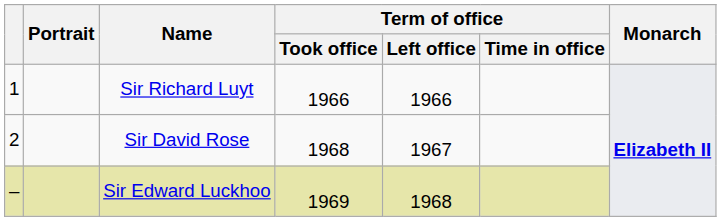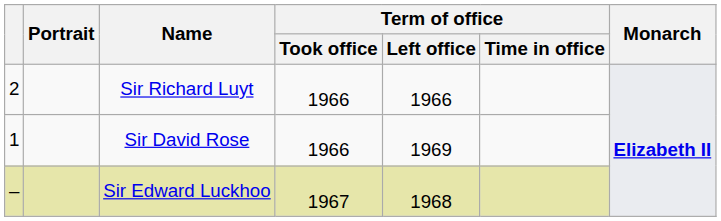(14, 89) 1 -> (14, 89) 2
(14, 140) 2 -> (14, 140) 1
(329, 150) 1968 -> (329, 150) 1966
(431, 150) 1967 -> (431, 150) 1969
(329, 201) 1969 -> (329, 201) 1967
